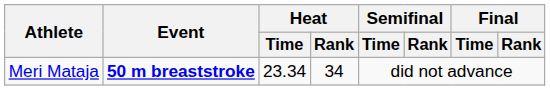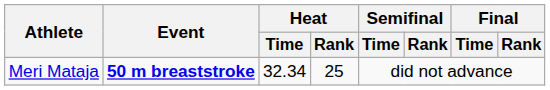(284, 72) 23.34 -> (284, 72) 32.34
(334, 72) 34 -> (334, 72) 25
